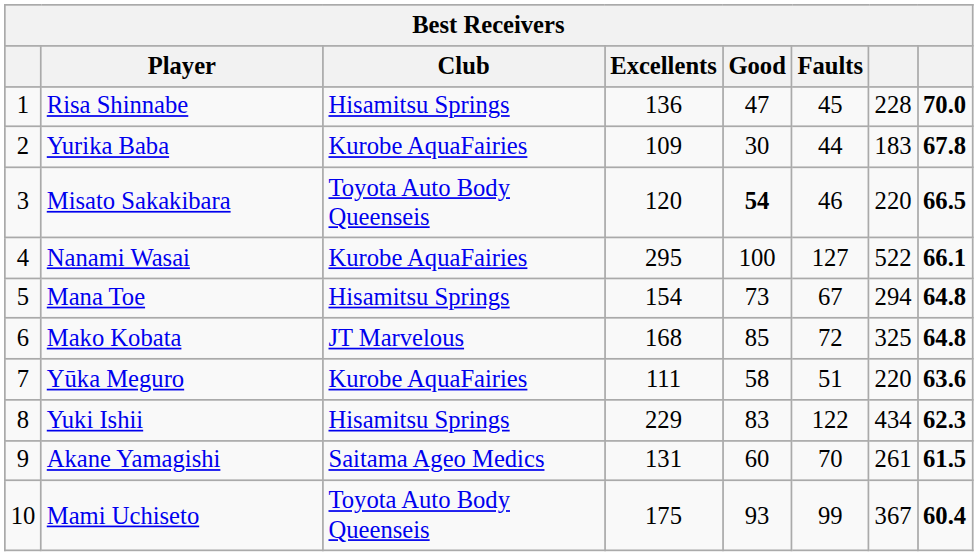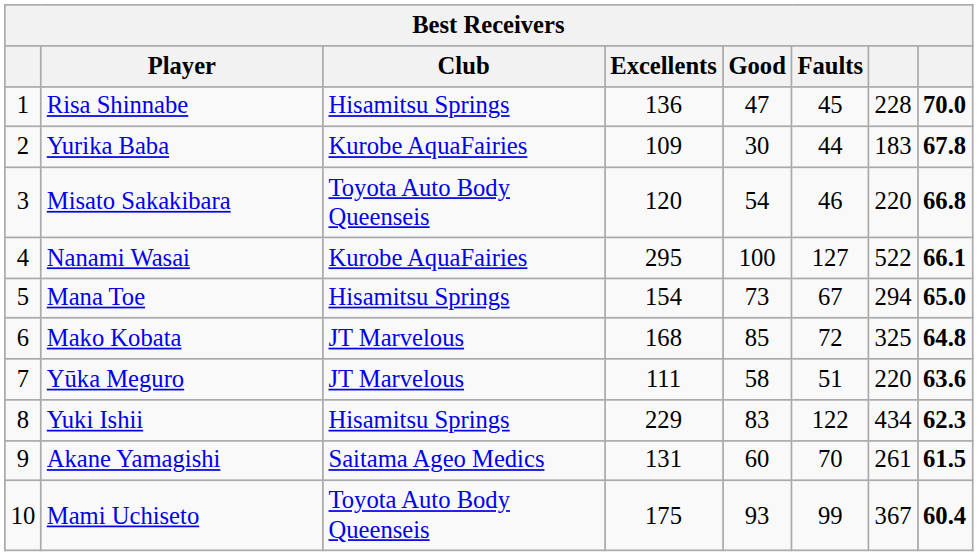(757, 202) bold -> (757, 202) normal
(945, 202) 66.5 -> (945, 202) 66.8
(945, 297) 64.8 -> (945, 297) 65.0
(428, 379) Kurobe AquaFairies -> (396, 379) JT Marvelous
